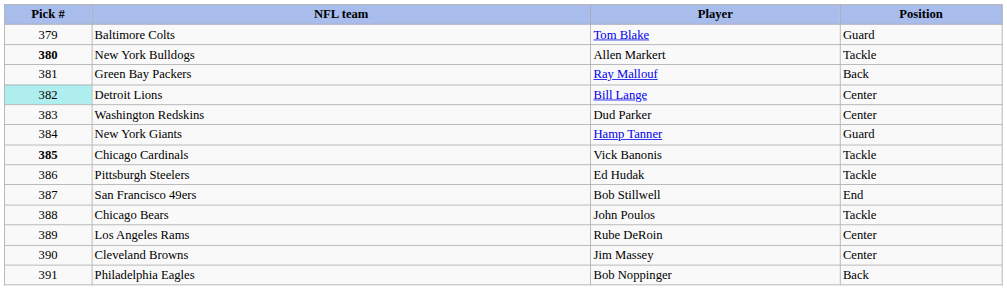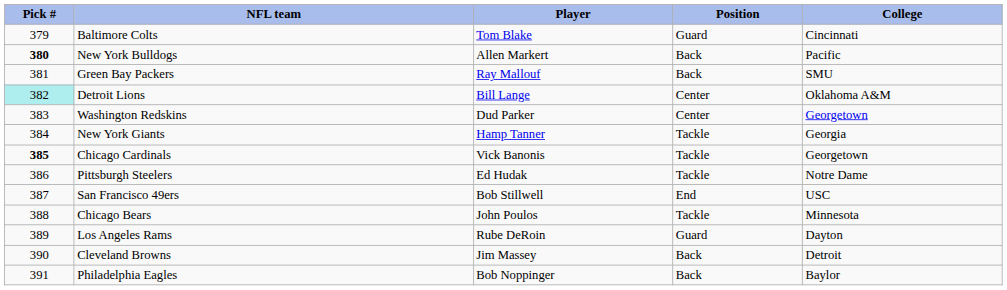+ column: (902, 14)
(860, 54) Tackle -> (689, 54) Back
(859, 134) Guard -> (693, 134) Tackle
(860, 235) Center -> (692, 235) Guard
(860, 255) Center -> (689, 255) Back
